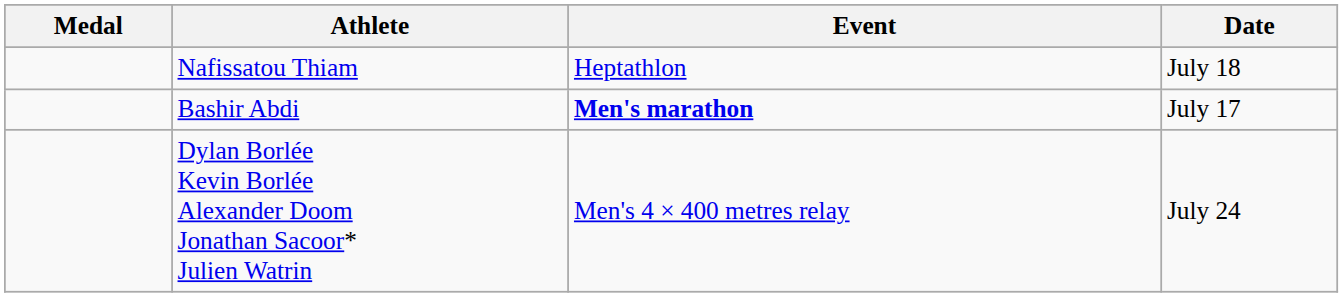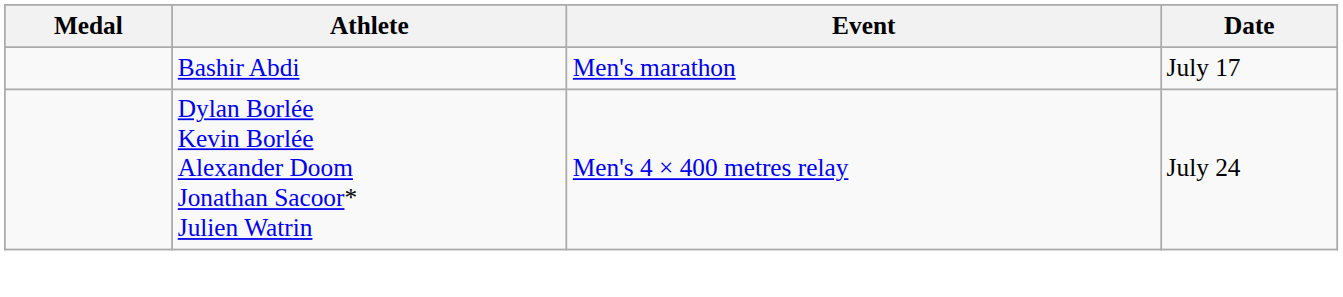- row: (268, 67)
(664, 109) bold -> (654, 67) normal
